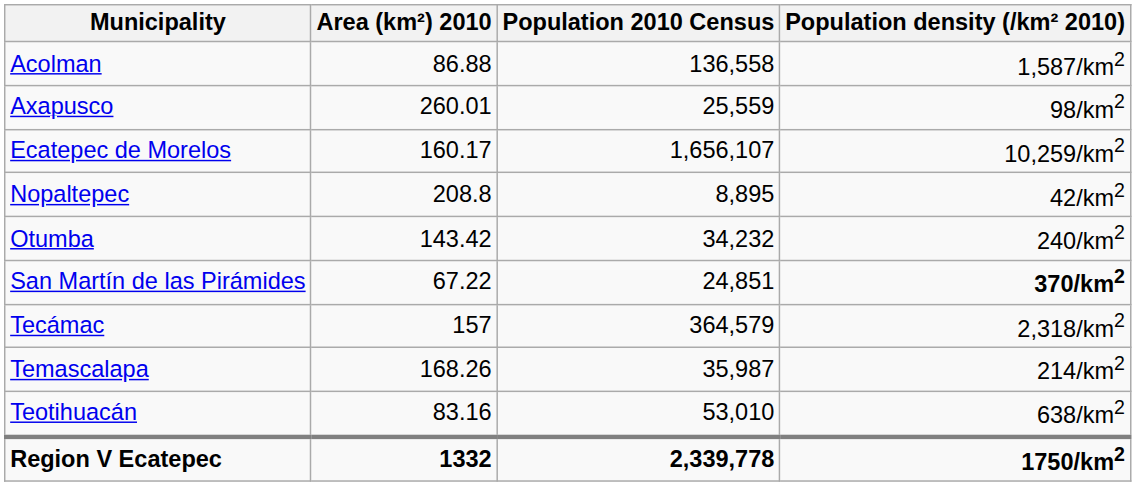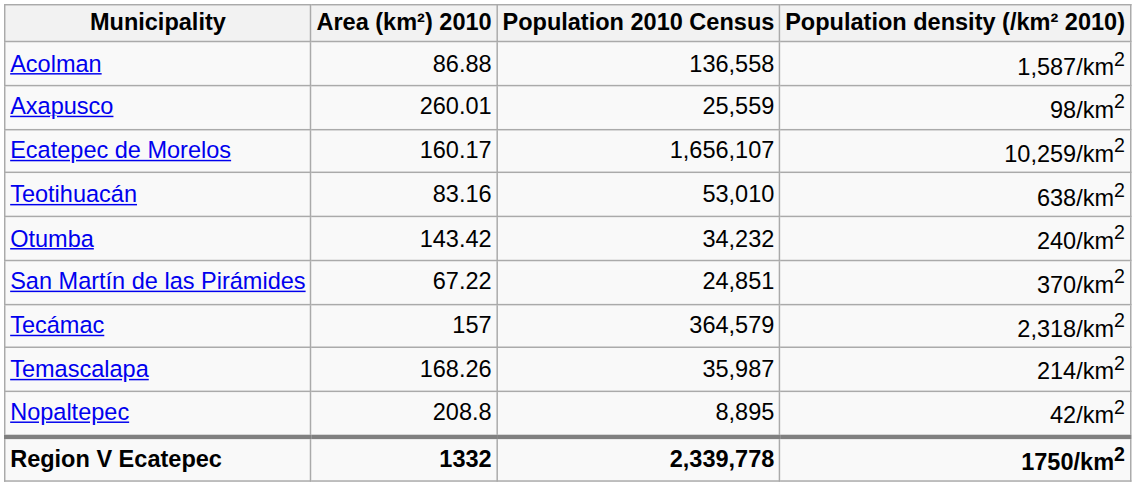rows swapped: (70, 194) <-> (74, 412)
(1080, 281) bold -> (1081, 281) normal
